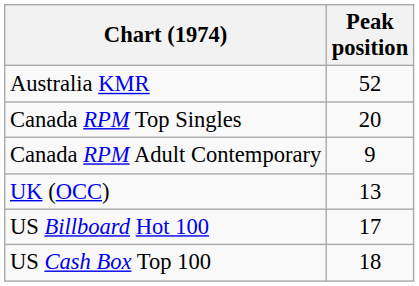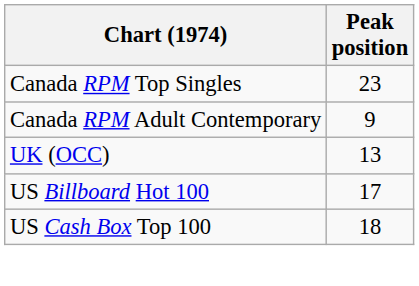- row: (80, 83)
(370, 119) 20 -> (370, 83) 23
